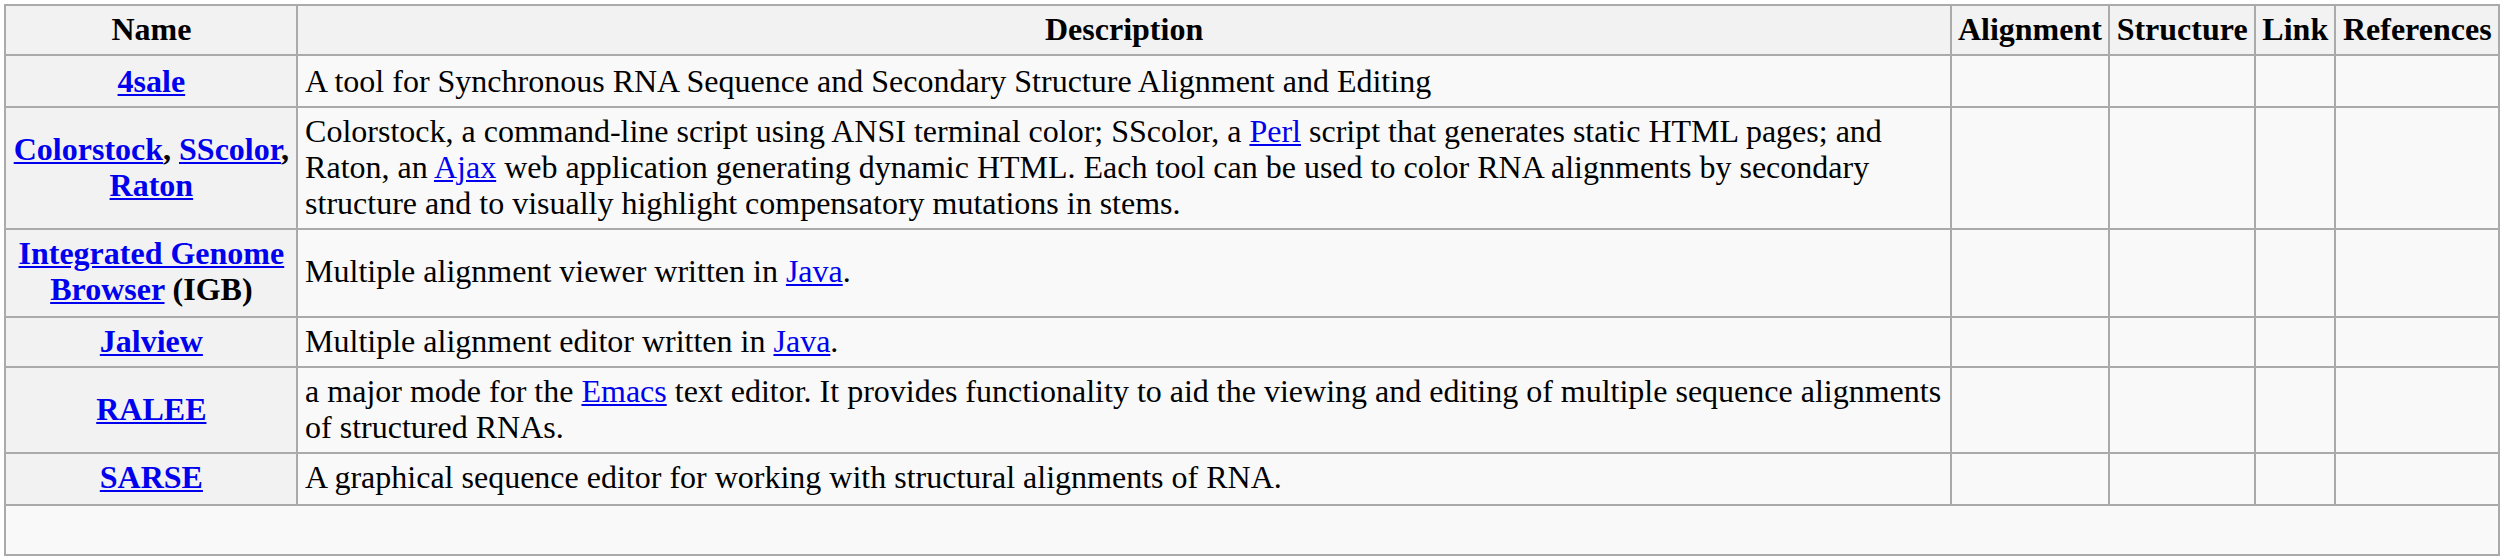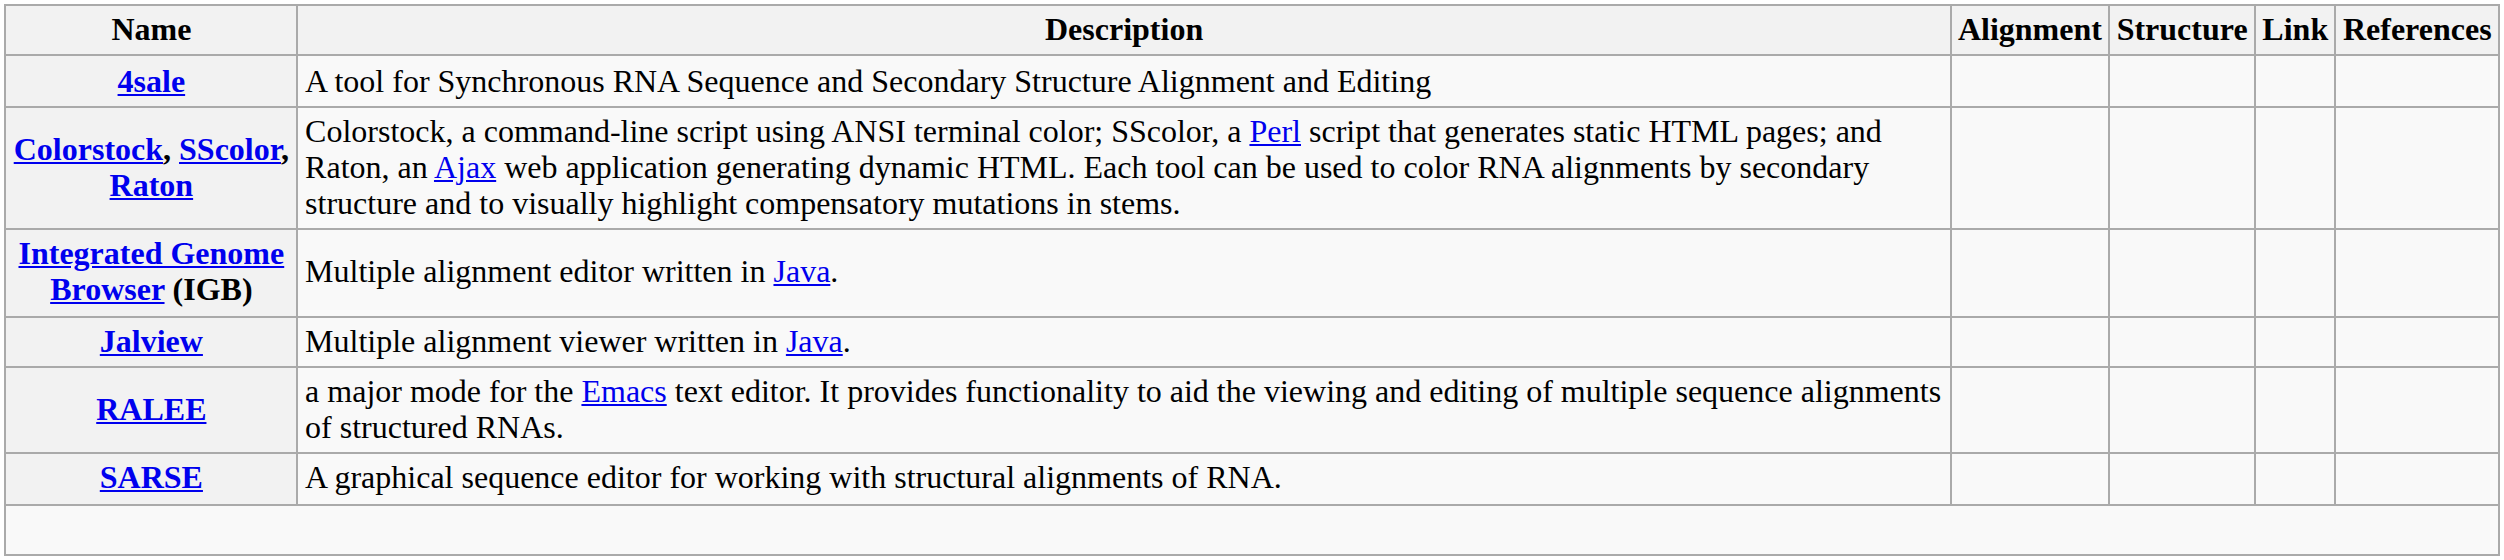(578, 272) Multiple alignment viewer written in Java. -> (572, 272) Multiple alignment editor written in Java.
(572, 340) Multiple alignment editor written in Java. -> (578, 340) Multiple alignment viewer written in Java.
